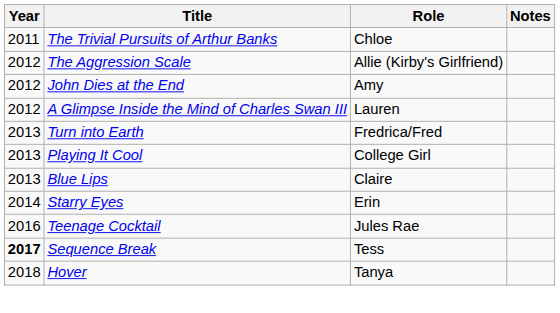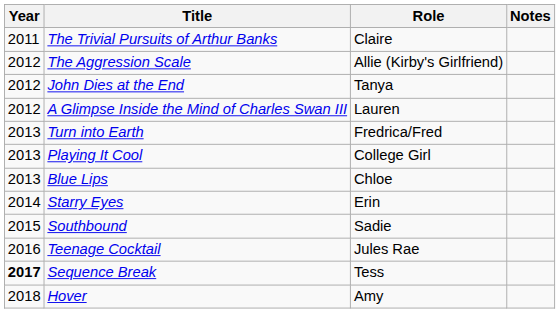(373, 39) Chloe -> (373, 39) Claire
(369, 86) Amy -> (374, 86) Tanya
(373, 179) Claire -> (373, 179) Chloe
+ row: (87, 226)
(374, 272) Tanya -> (369, 296) Amy
